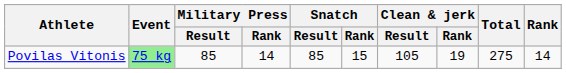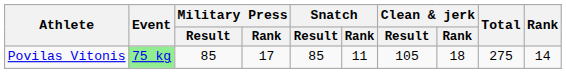(267, 57) 14 -> (267, 57) 17
(360, 57) 15 -> (360, 57) 11
(457, 57) 19 -> (457, 57) 18
